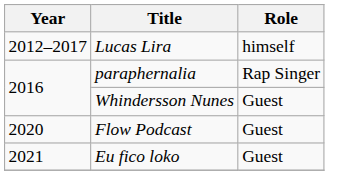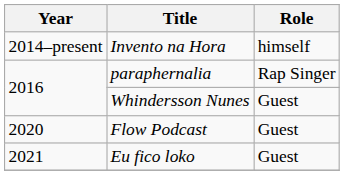- row: (133, 45)
+ row: (168, 45)
